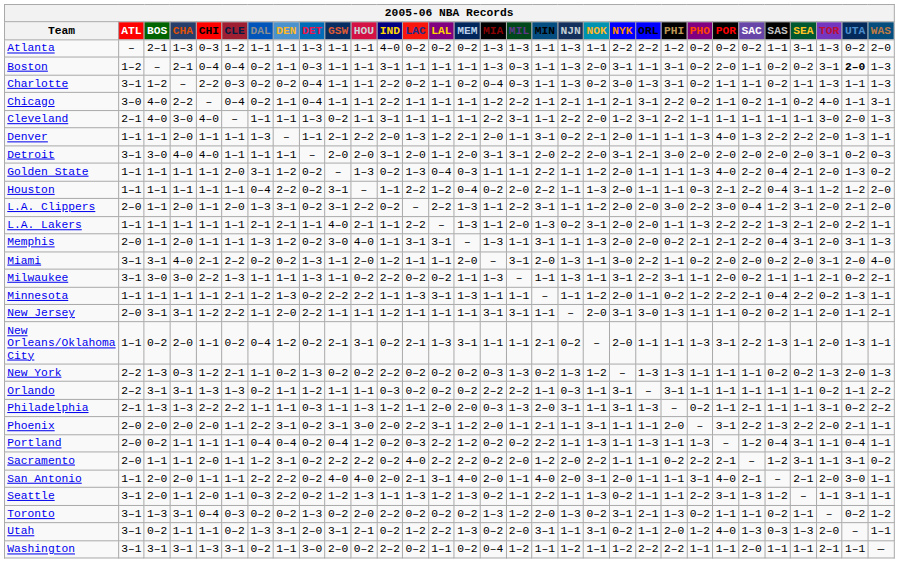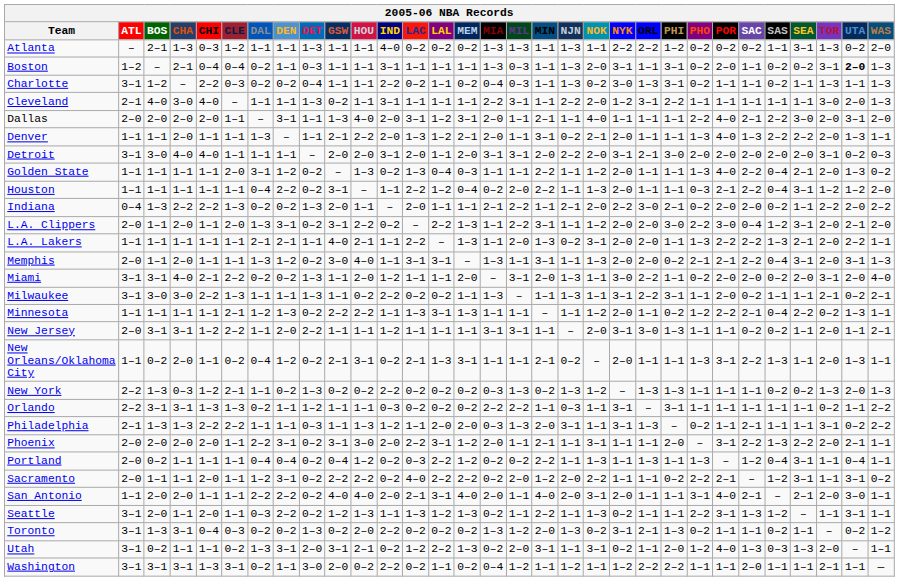- row: (31, 102)
+ row: (28, 119)
+ row: (31, 208)
